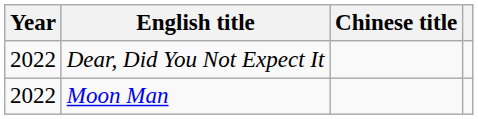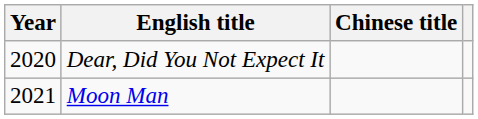(33, 59) 2022 -> (33, 59) 2020
(33, 95) 2022 -> (33, 95) 2021
